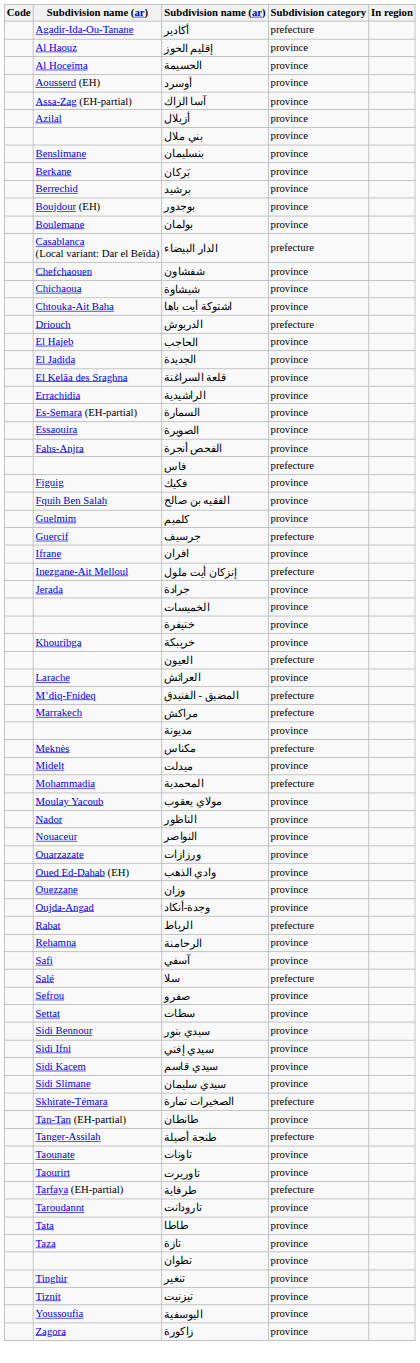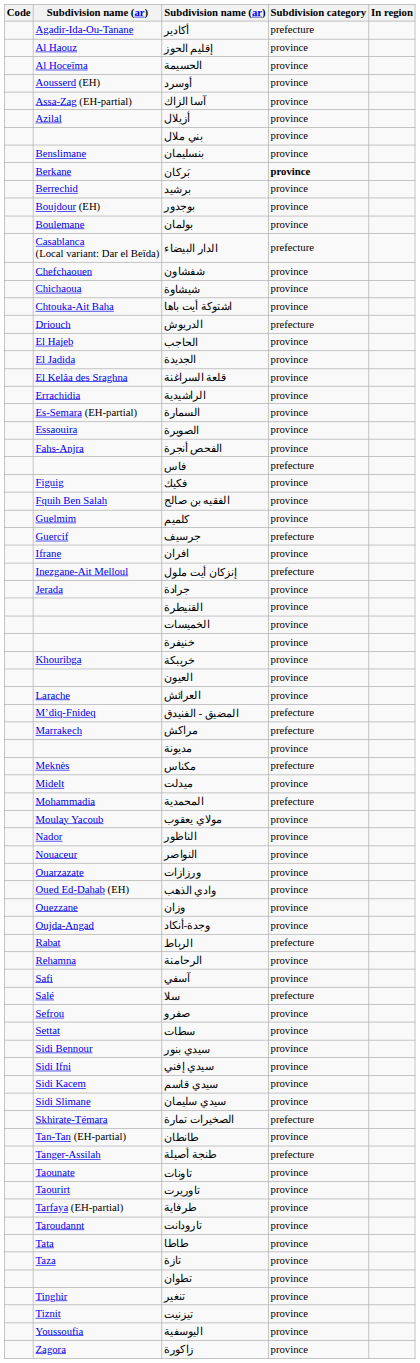(289, 171) normal -> (290, 171) bold
+ row: (183, 607)
(292, 660) prefecture -> (289, 677) province
(292, 1190) prefecture -> (289, 1208) province
